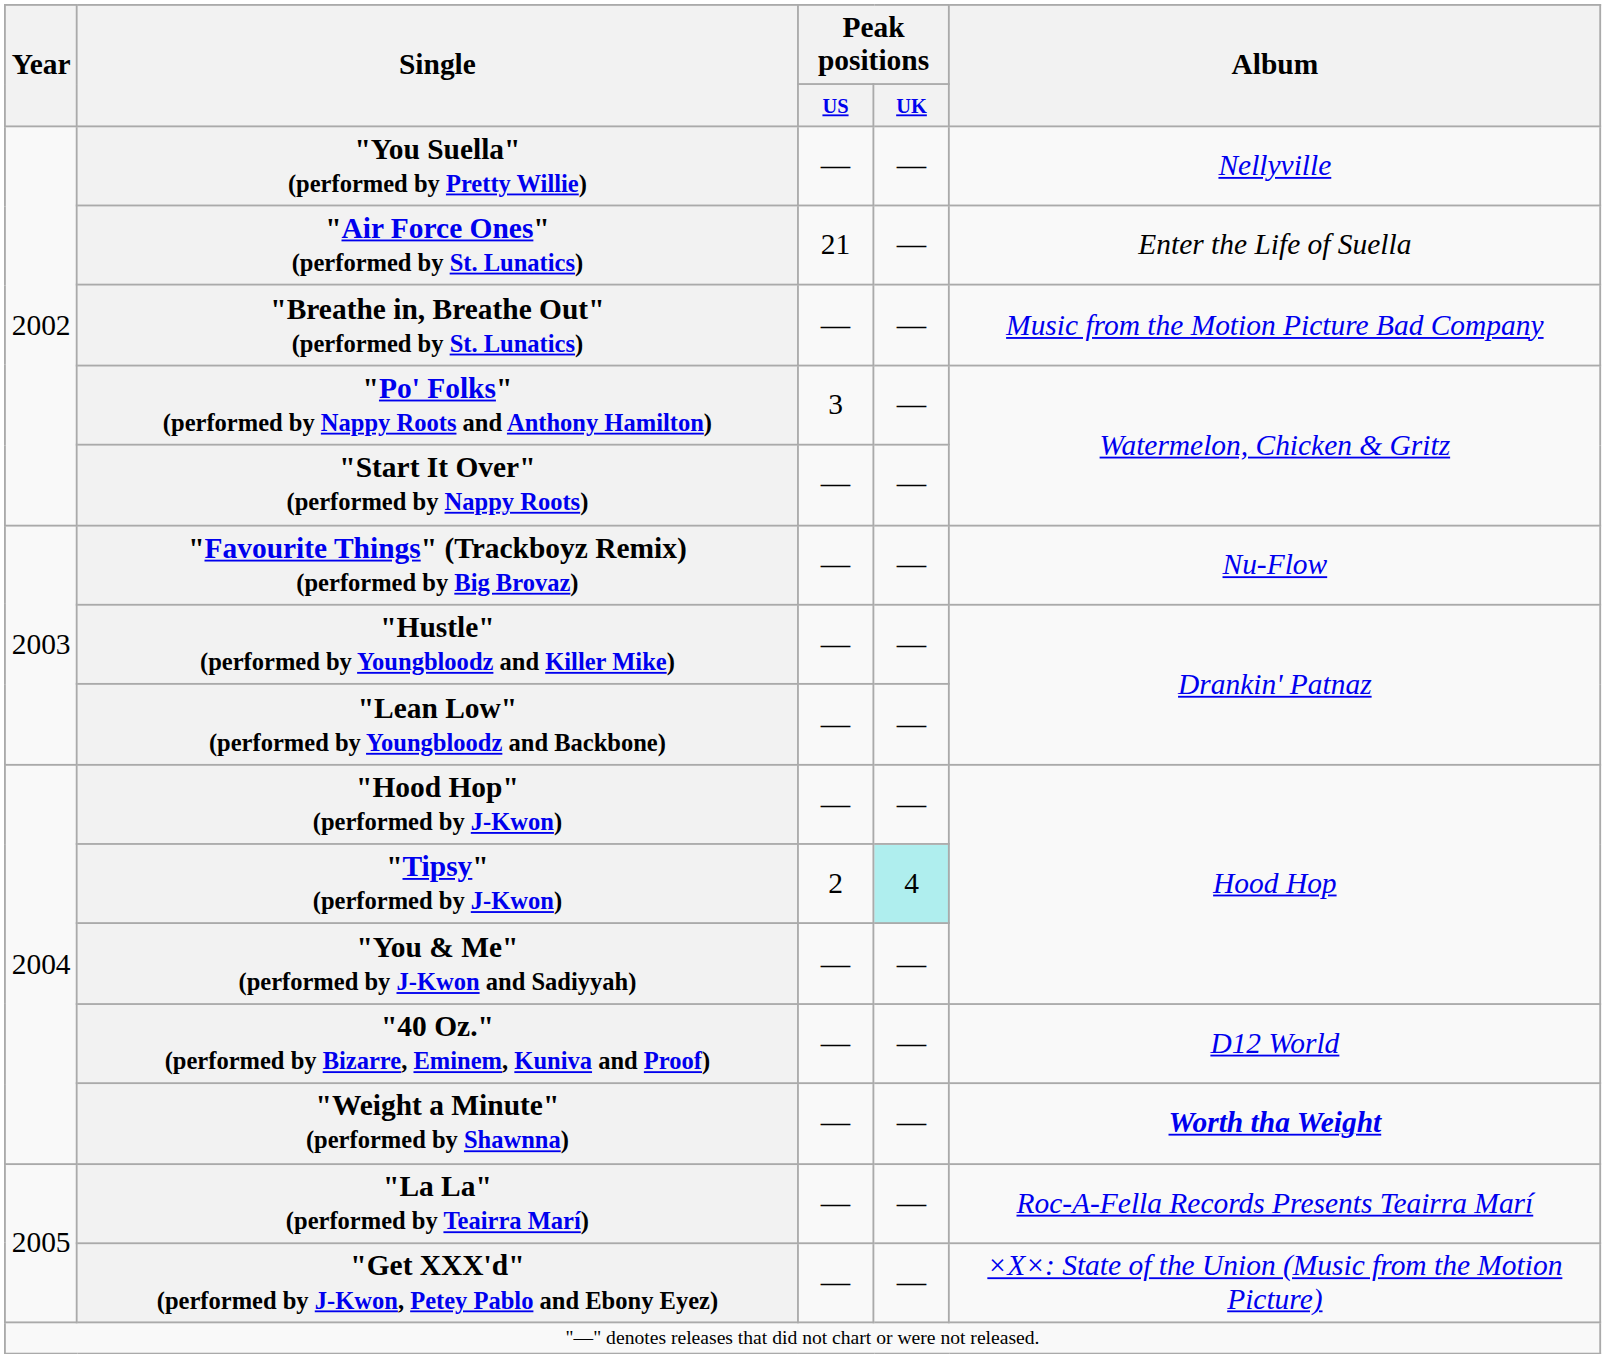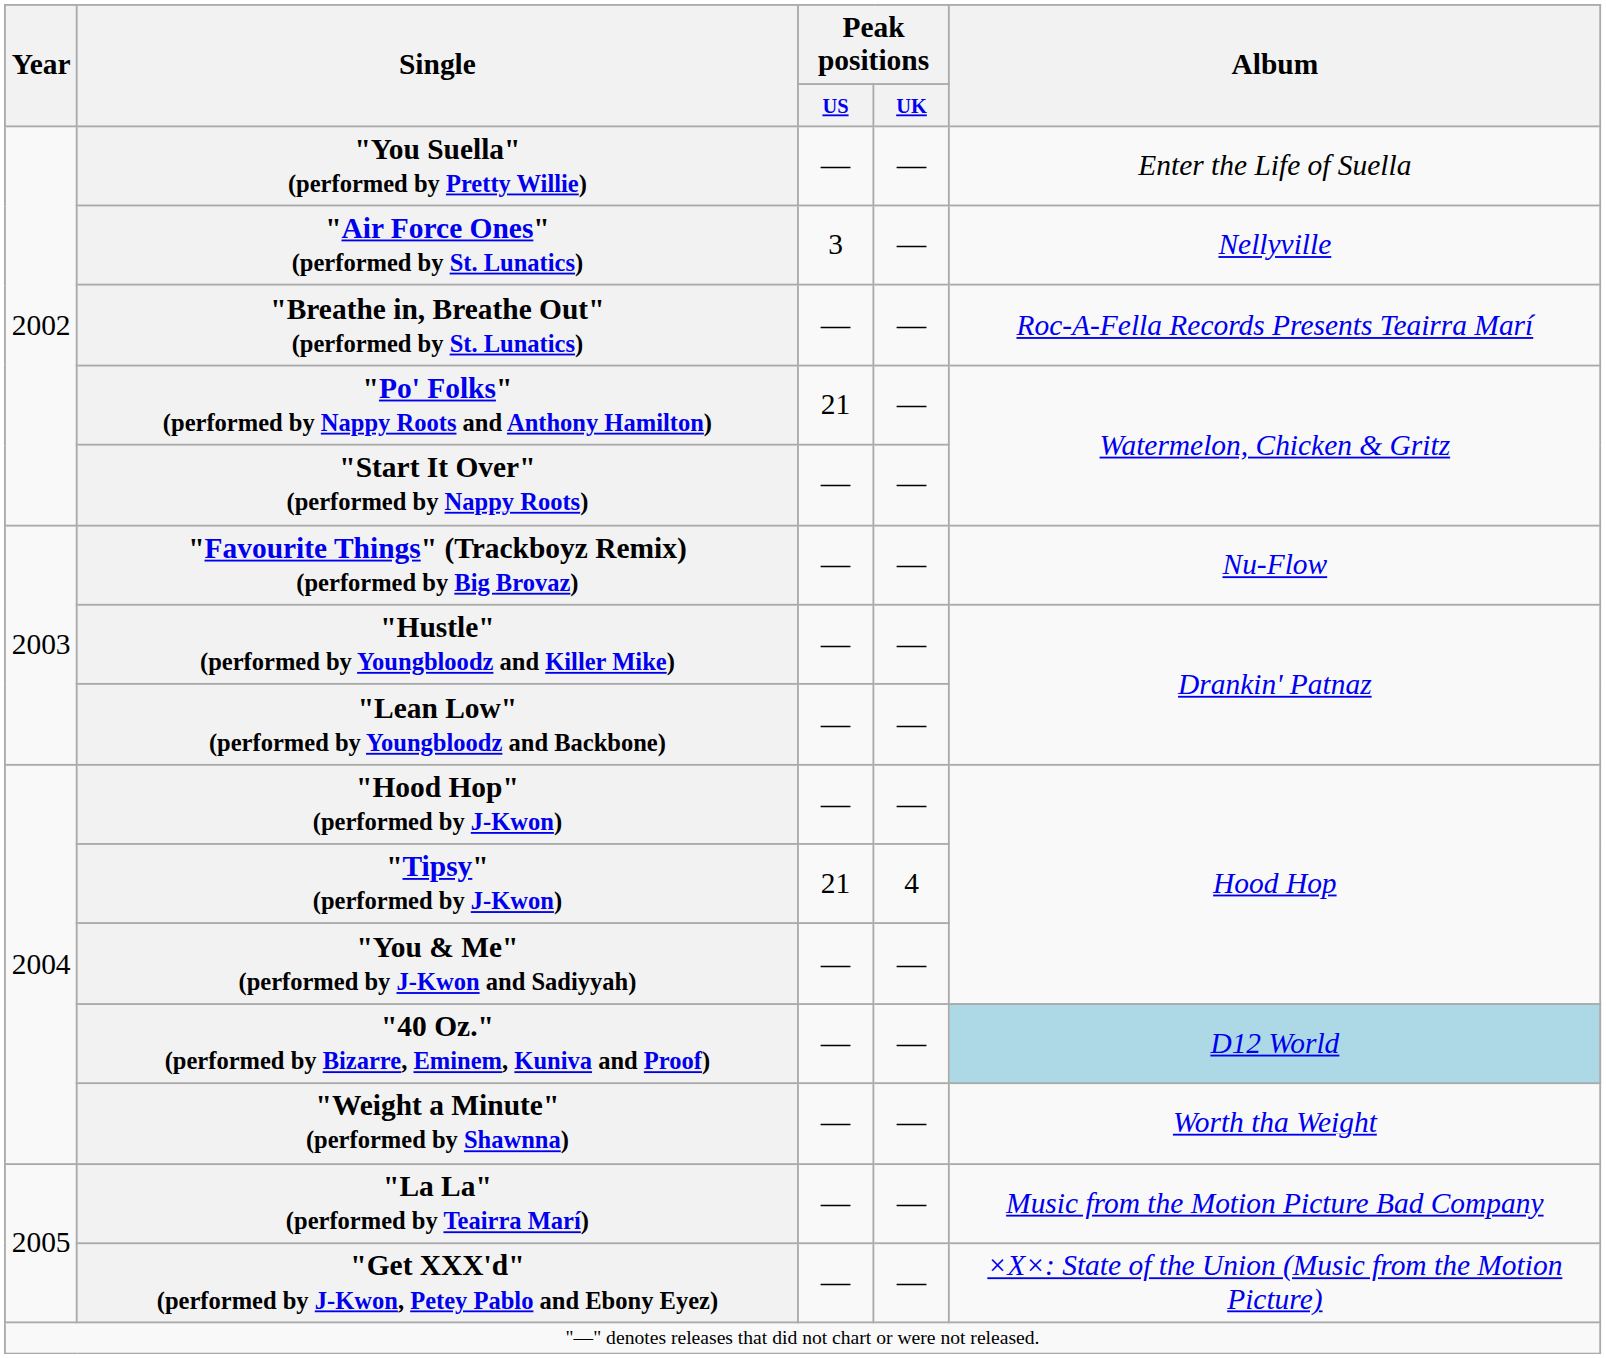(1275, 165) Nellyville -> (1275, 165) Enter the Life of Suella
(836, 245) 21 -> (836, 245) 3
(1275, 245) Enter the Life of Suella -> (1275, 245) Nellyville
(1275, 324) Music from the Motion Picture Bad Company -> (1275, 324) Roc-A-Fella Records Presents Teairra Marí
(836, 404) 3 -> (836, 404) 21
(836, 883) 2 -> (836, 883) 21
(912, 883) paleturquoise background -> (912, 883) no background
(1275, 1043) no background -> (1275, 1043) lightblue background
(1275, 1122) bold -> (1275, 1122) normal
(1275, 1202) Roc-A-Fella Records Presents Teairra Marí -> (1275, 1202) Music from the Motion Picture Bad Company
